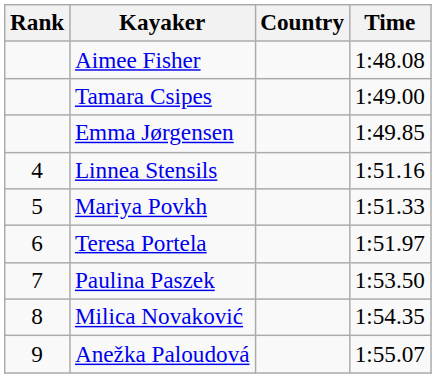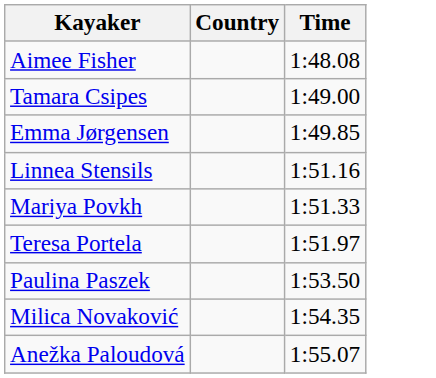- column: (37, 22)
